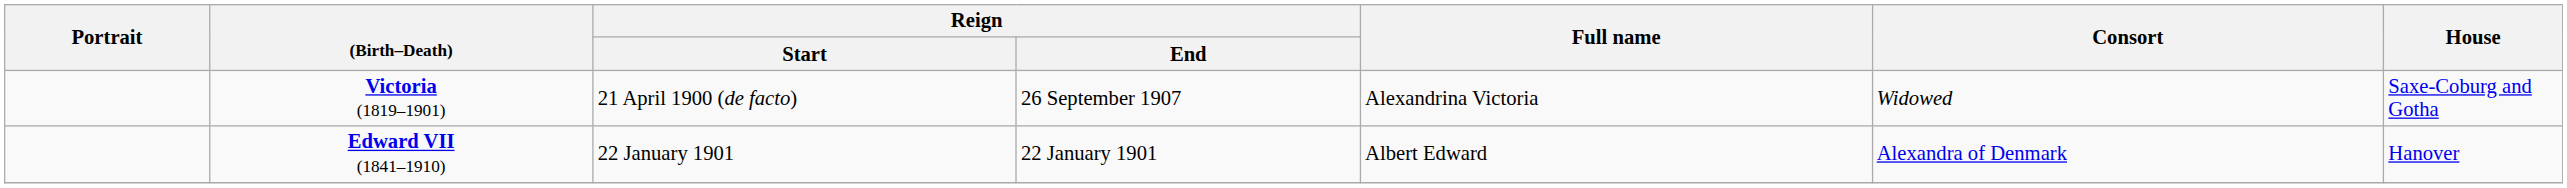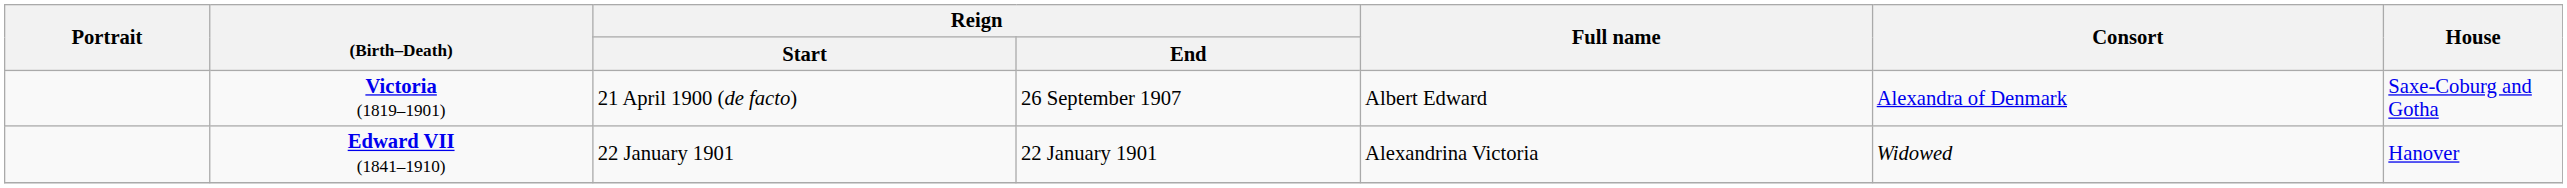(1452, 97) Alexandrina Victoria -> (1426, 97) Albert Edward
(1915, 97) Widowed -> (1972, 97) Alexandra of Denmark
(1426, 153) Albert Edward -> (1452, 153) Alexandrina Victoria
(1972, 153) Alexandra of Denmark -> (1915, 153) Widowed
